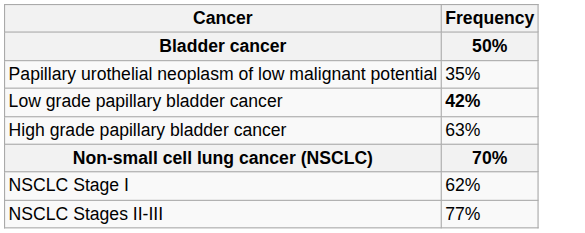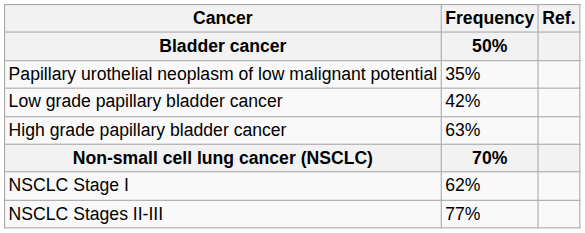+ column: (559, 46)
(463, 102) bold -> (463, 102) normal
